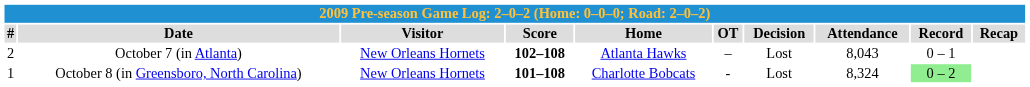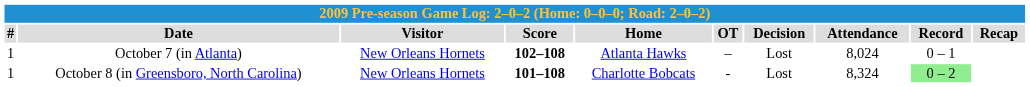(10, 53) 2 -> (10, 53) 1
(862, 53) 8,043 -> (862, 53) 8,024
